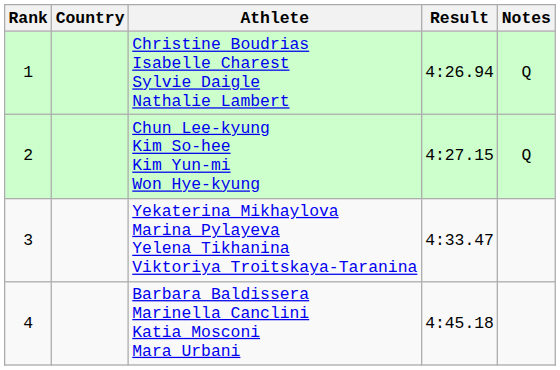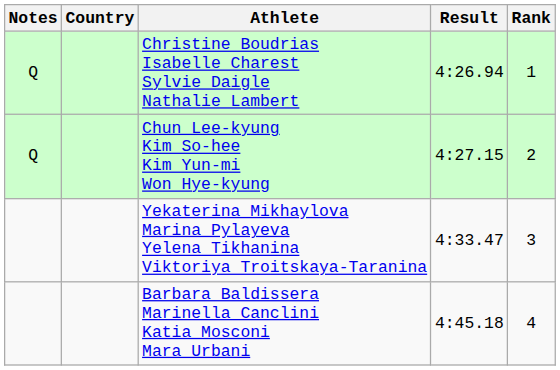columns swapped: (28, 18) <-> (526, 18)
